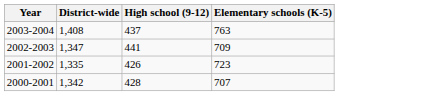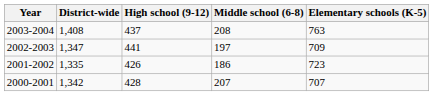+ column: (259, 13)
